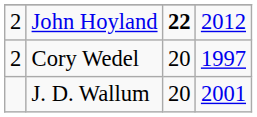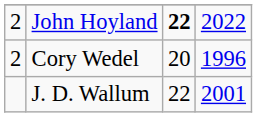(223, 22) 2012 -> (223, 22) 2022
(223, 58) 1997 -> (223, 58) 1996
(179, 93) 20 -> (179, 93) 22
